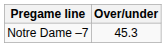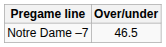(126, 33) 45.3 -> (126, 33) 46.5
